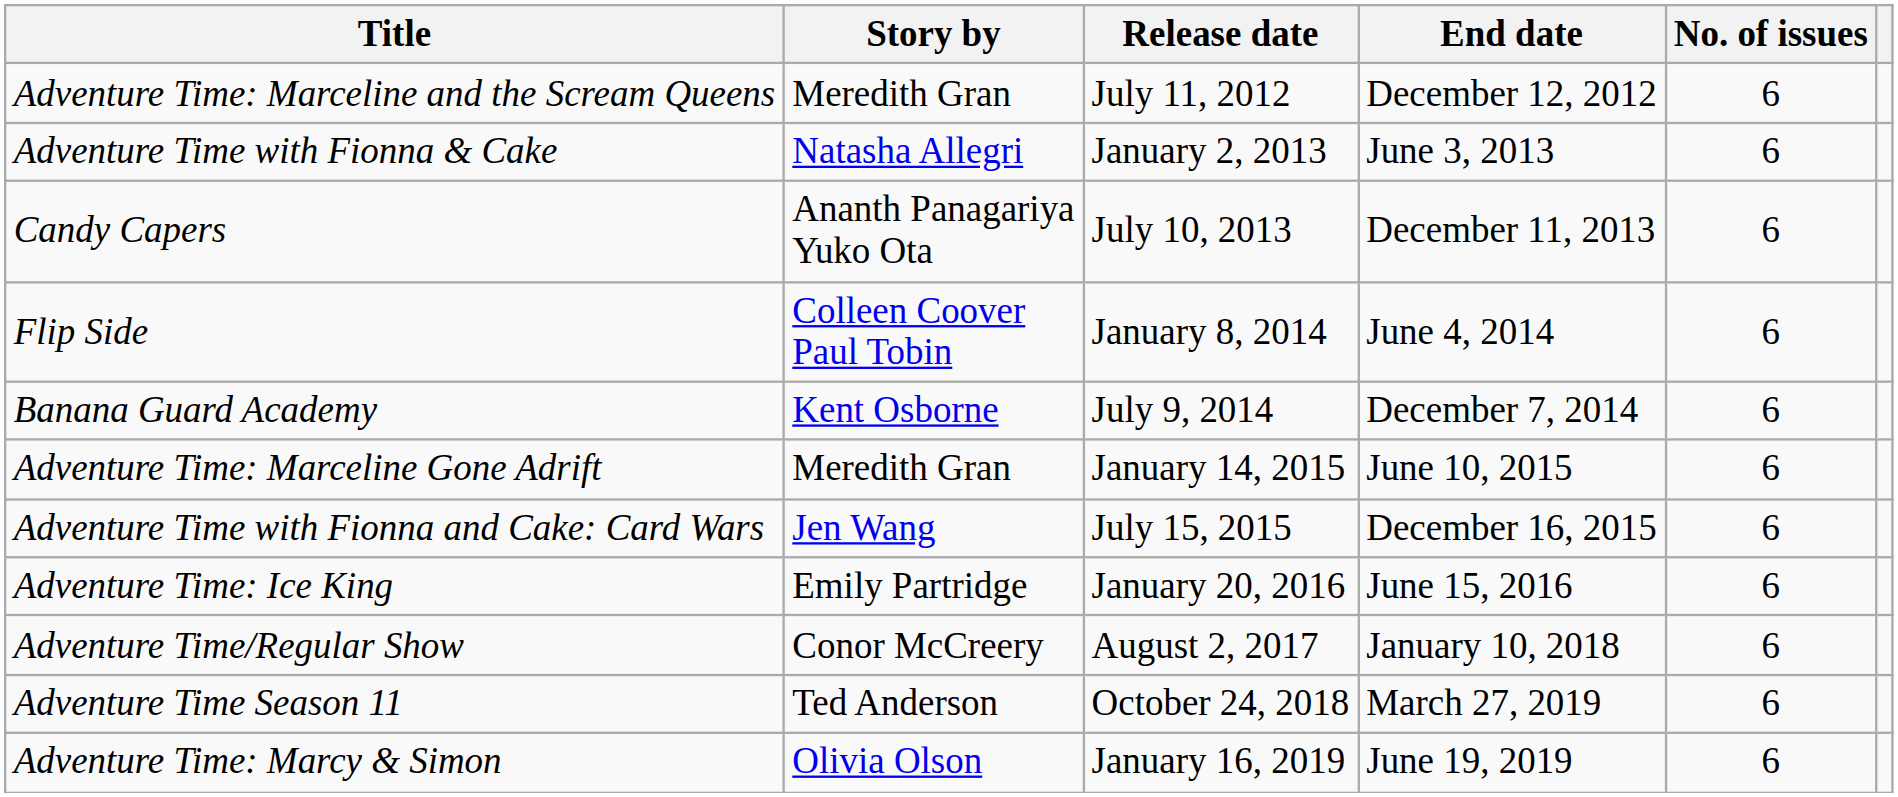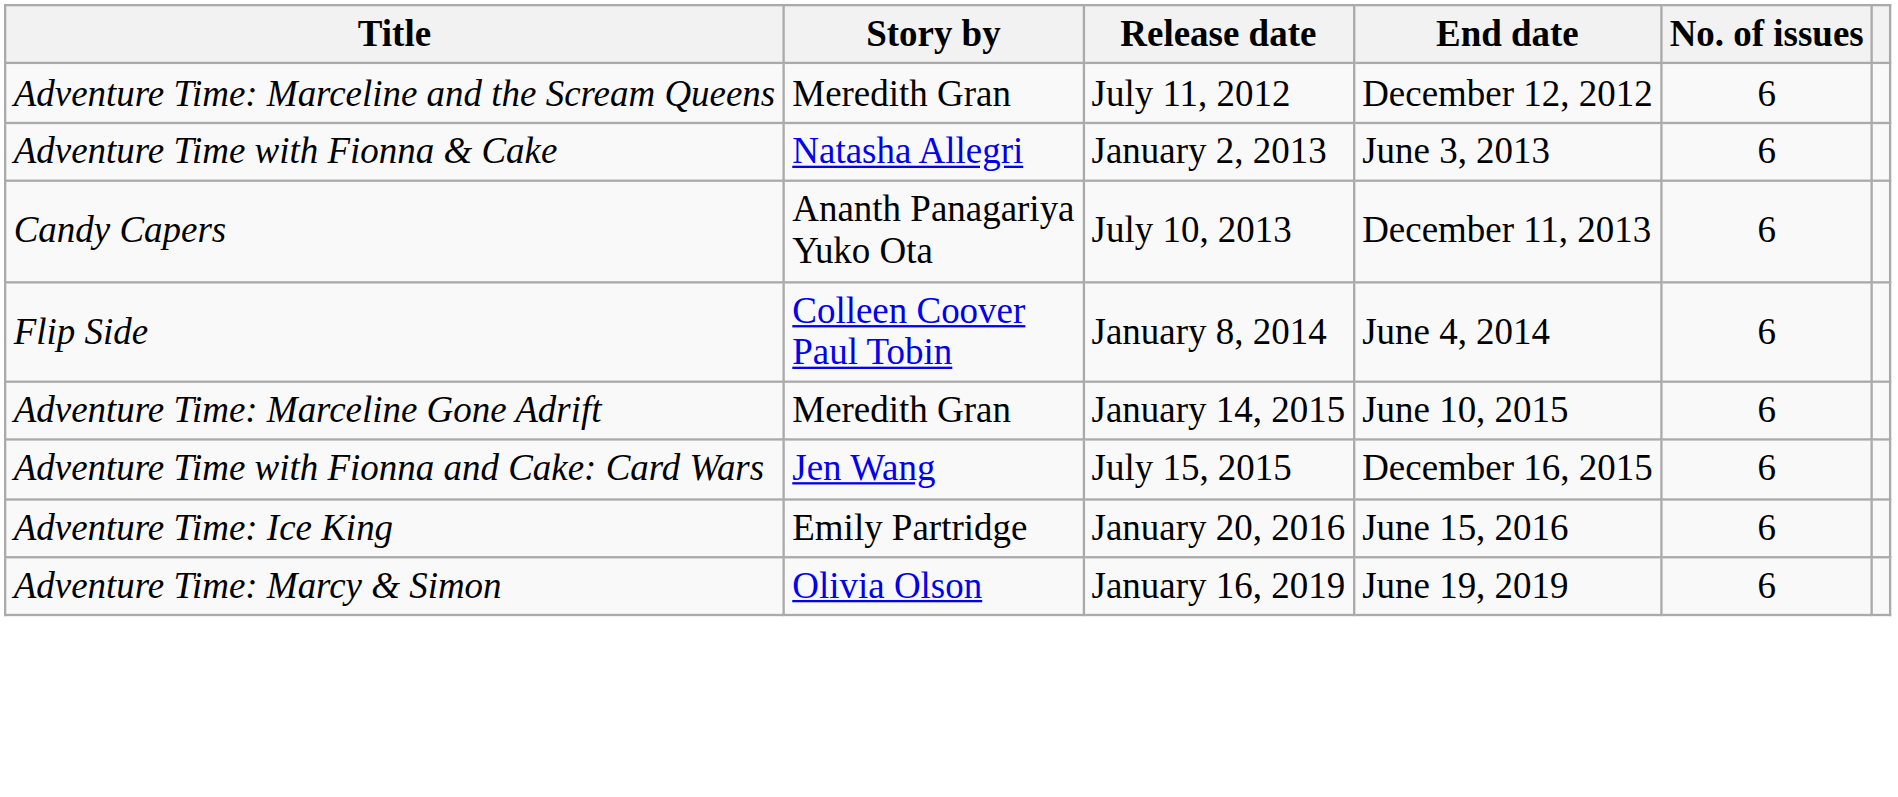- row: (195, 410)
- row: (239, 644)
- row: (208, 703)
